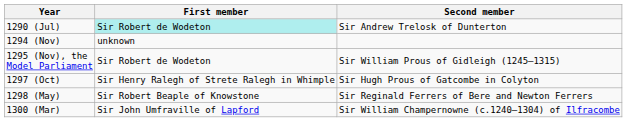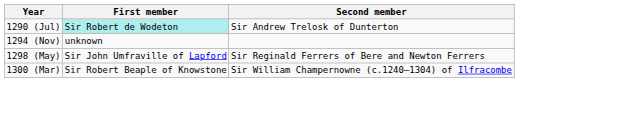- row: (50, 61)
- row: (33, 80)
(178, 95) Sir Robert Beaple of Knowstone -> (146, 56) Sir John Umfraville of Lapford
(178, 110) Sir John Umfraville of Lapford -> (146, 70) Sir Robert Beaple of Knowstone
